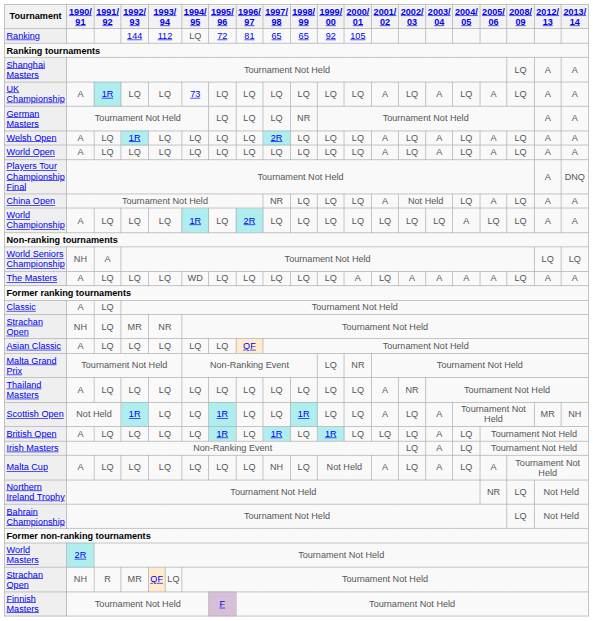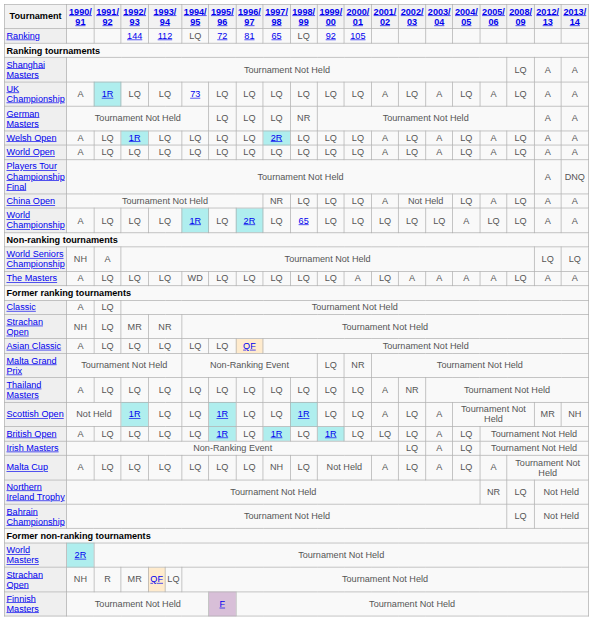(304, 36) 65 -> (304, 36) LQ
(304, 220) LQ -> (304, 220) 65
